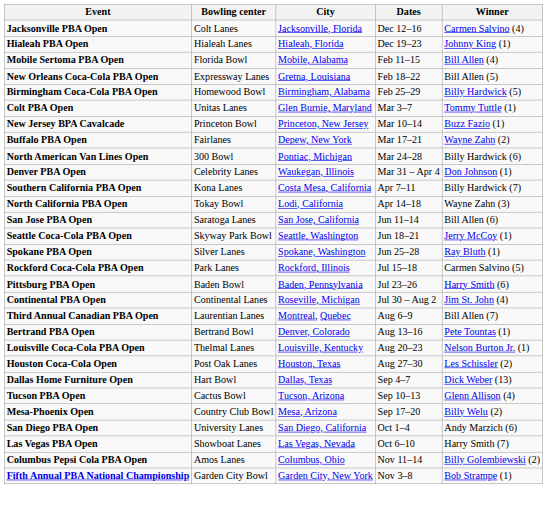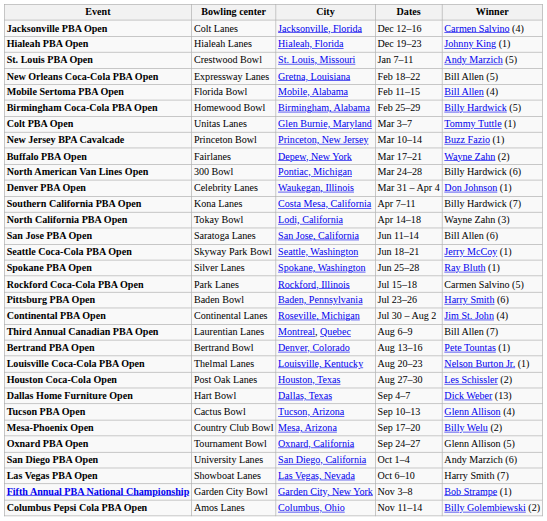+ row: (50, 60)
rows swapped: (65, 60) <-> (83, 76)
+ row: (48, 444)
rows swapped: (98, 476) <-> (77, 460)
